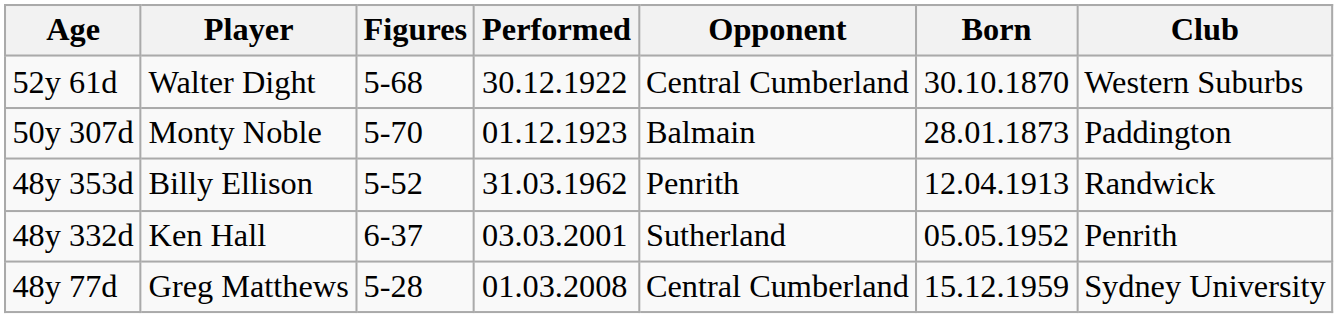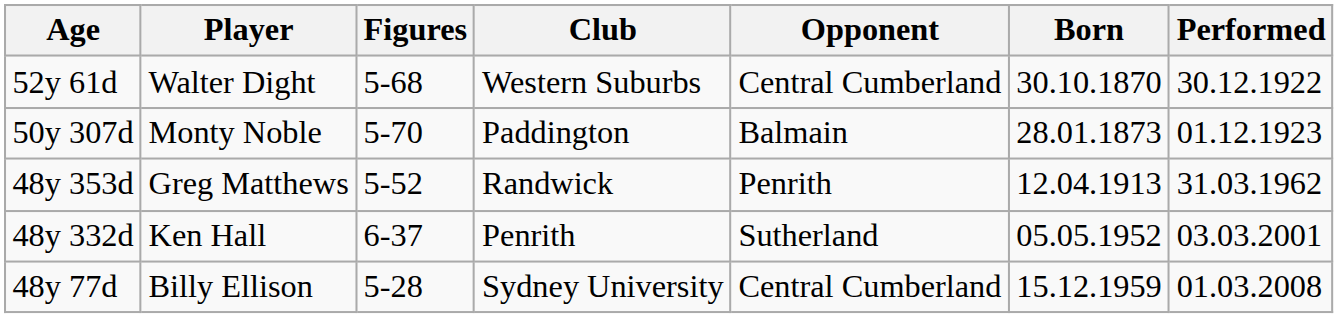columns swapped: (1205, 30) <-> (557, 30)
(231, 183) Billy Ellison -> (249, 183) Greg Matthews
(249, 286) Greg Matthews -> (231, 286) Billy Ellison
